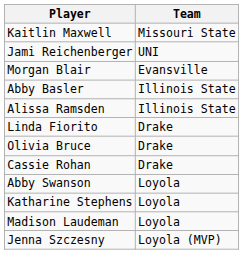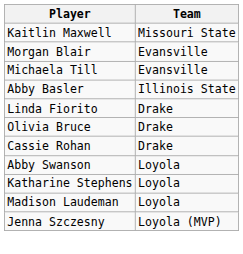- row: (70, 52)
+ row: (52, 70)
- row: (56, 108)
